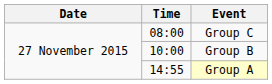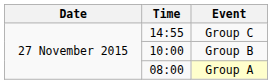(167, 32) 08:00 -> (167, 32) 14:55
(167, 70) 14:55 -> (167, 70) 08:00
